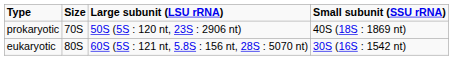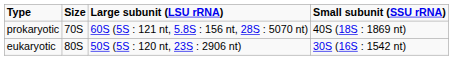(166, 30) 50S (5S : 120 nt, 23S : 2906 nt) -> (199, 30) 60S (5S : 121 nt, 5.8S : 156 nt, 28S : 5070 nt)
(199, 47) 60S (5S : 121 nt, 5.8S : 156 nt, 28S : 5070 nt) -> (166, 47) 50S (5S : 120 nt, 23S : 2906 nt)
